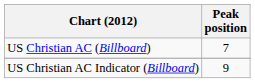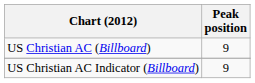(226, 48) 7 -> (226, 48) 9
